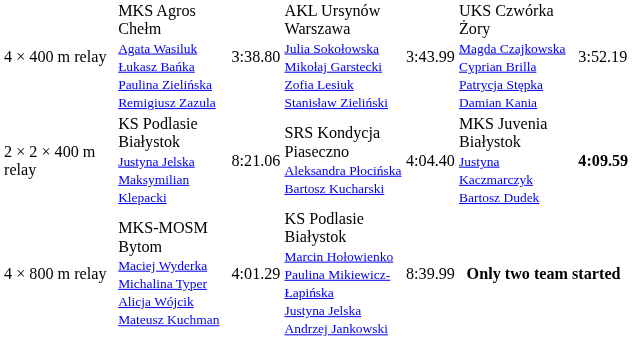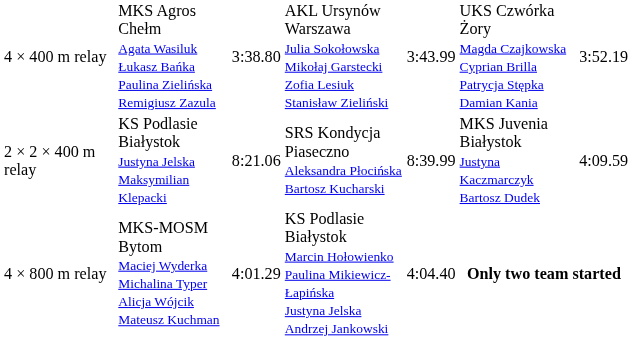(430, 160) 4:04.40 -> (431, 160) 8:39.99
(603, 160) bold -> (604, 160) normal
(430, 273) 8:39.99 -> (431, 273) 4:04.40
